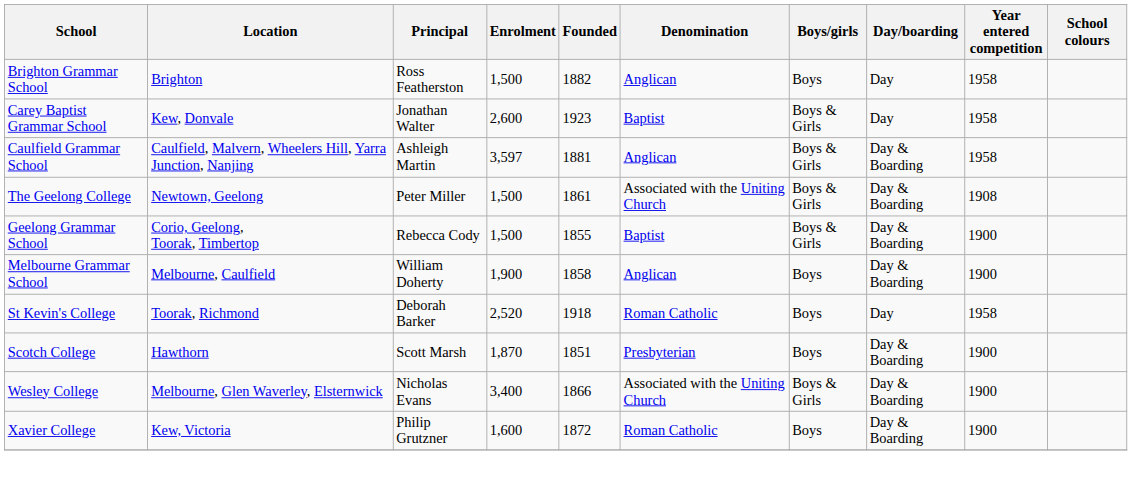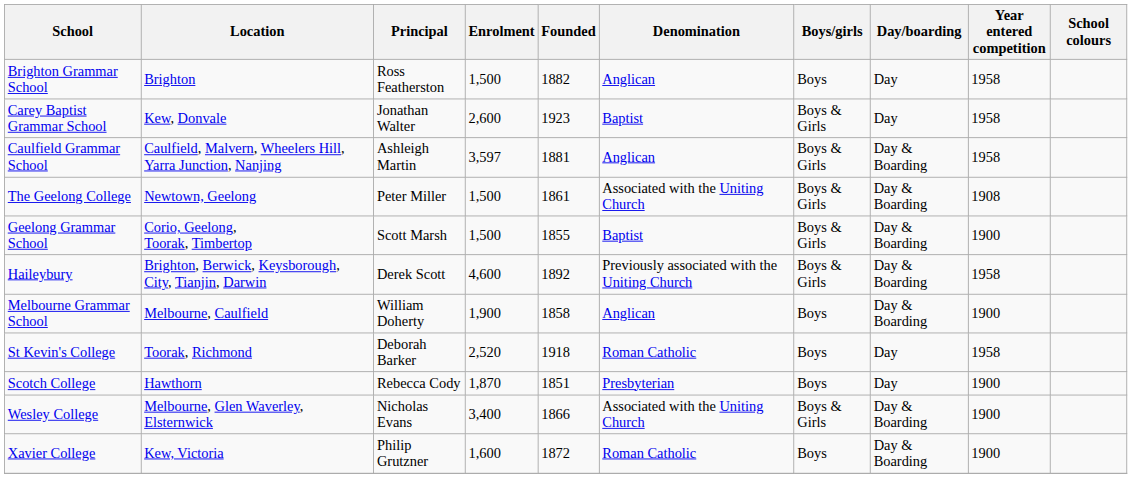(438, 235) Rebecca Cody -> (412, 235) Scott Marsh
+ row: (40, 274)
(431, 352) Scott Marsh -> (419, 383) Rebecca Cody
(896, 352) Day & Boarding -> (886, 383) Day
